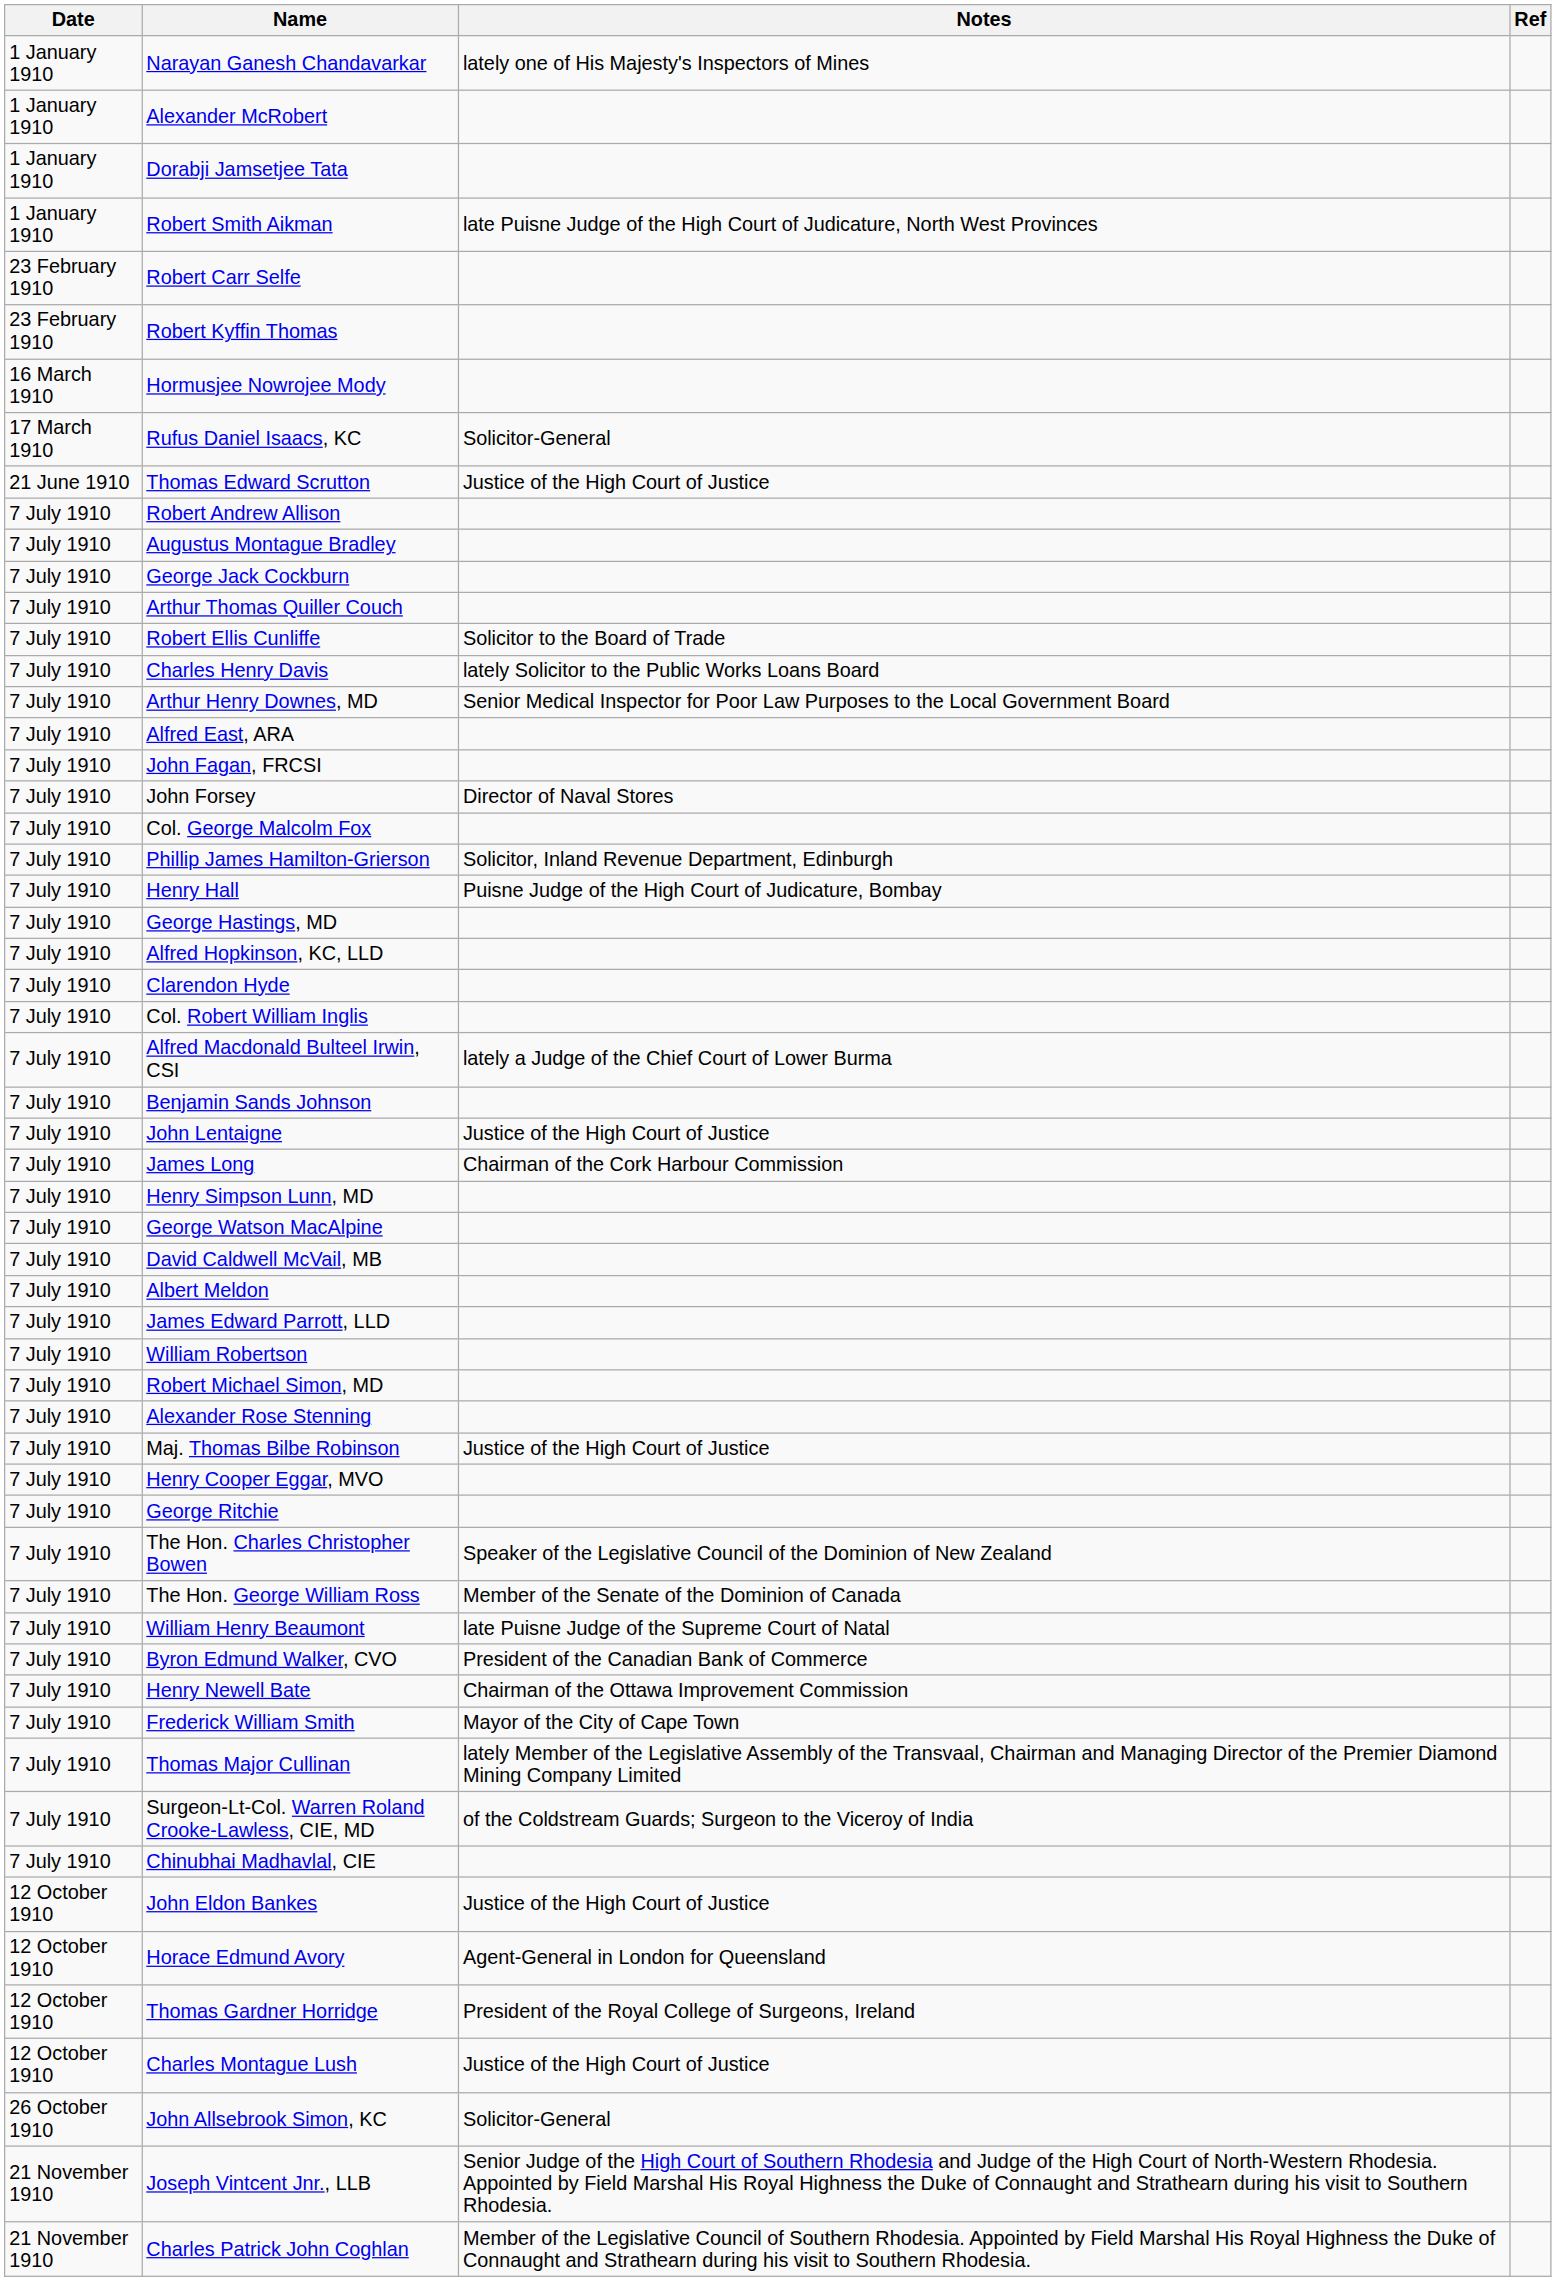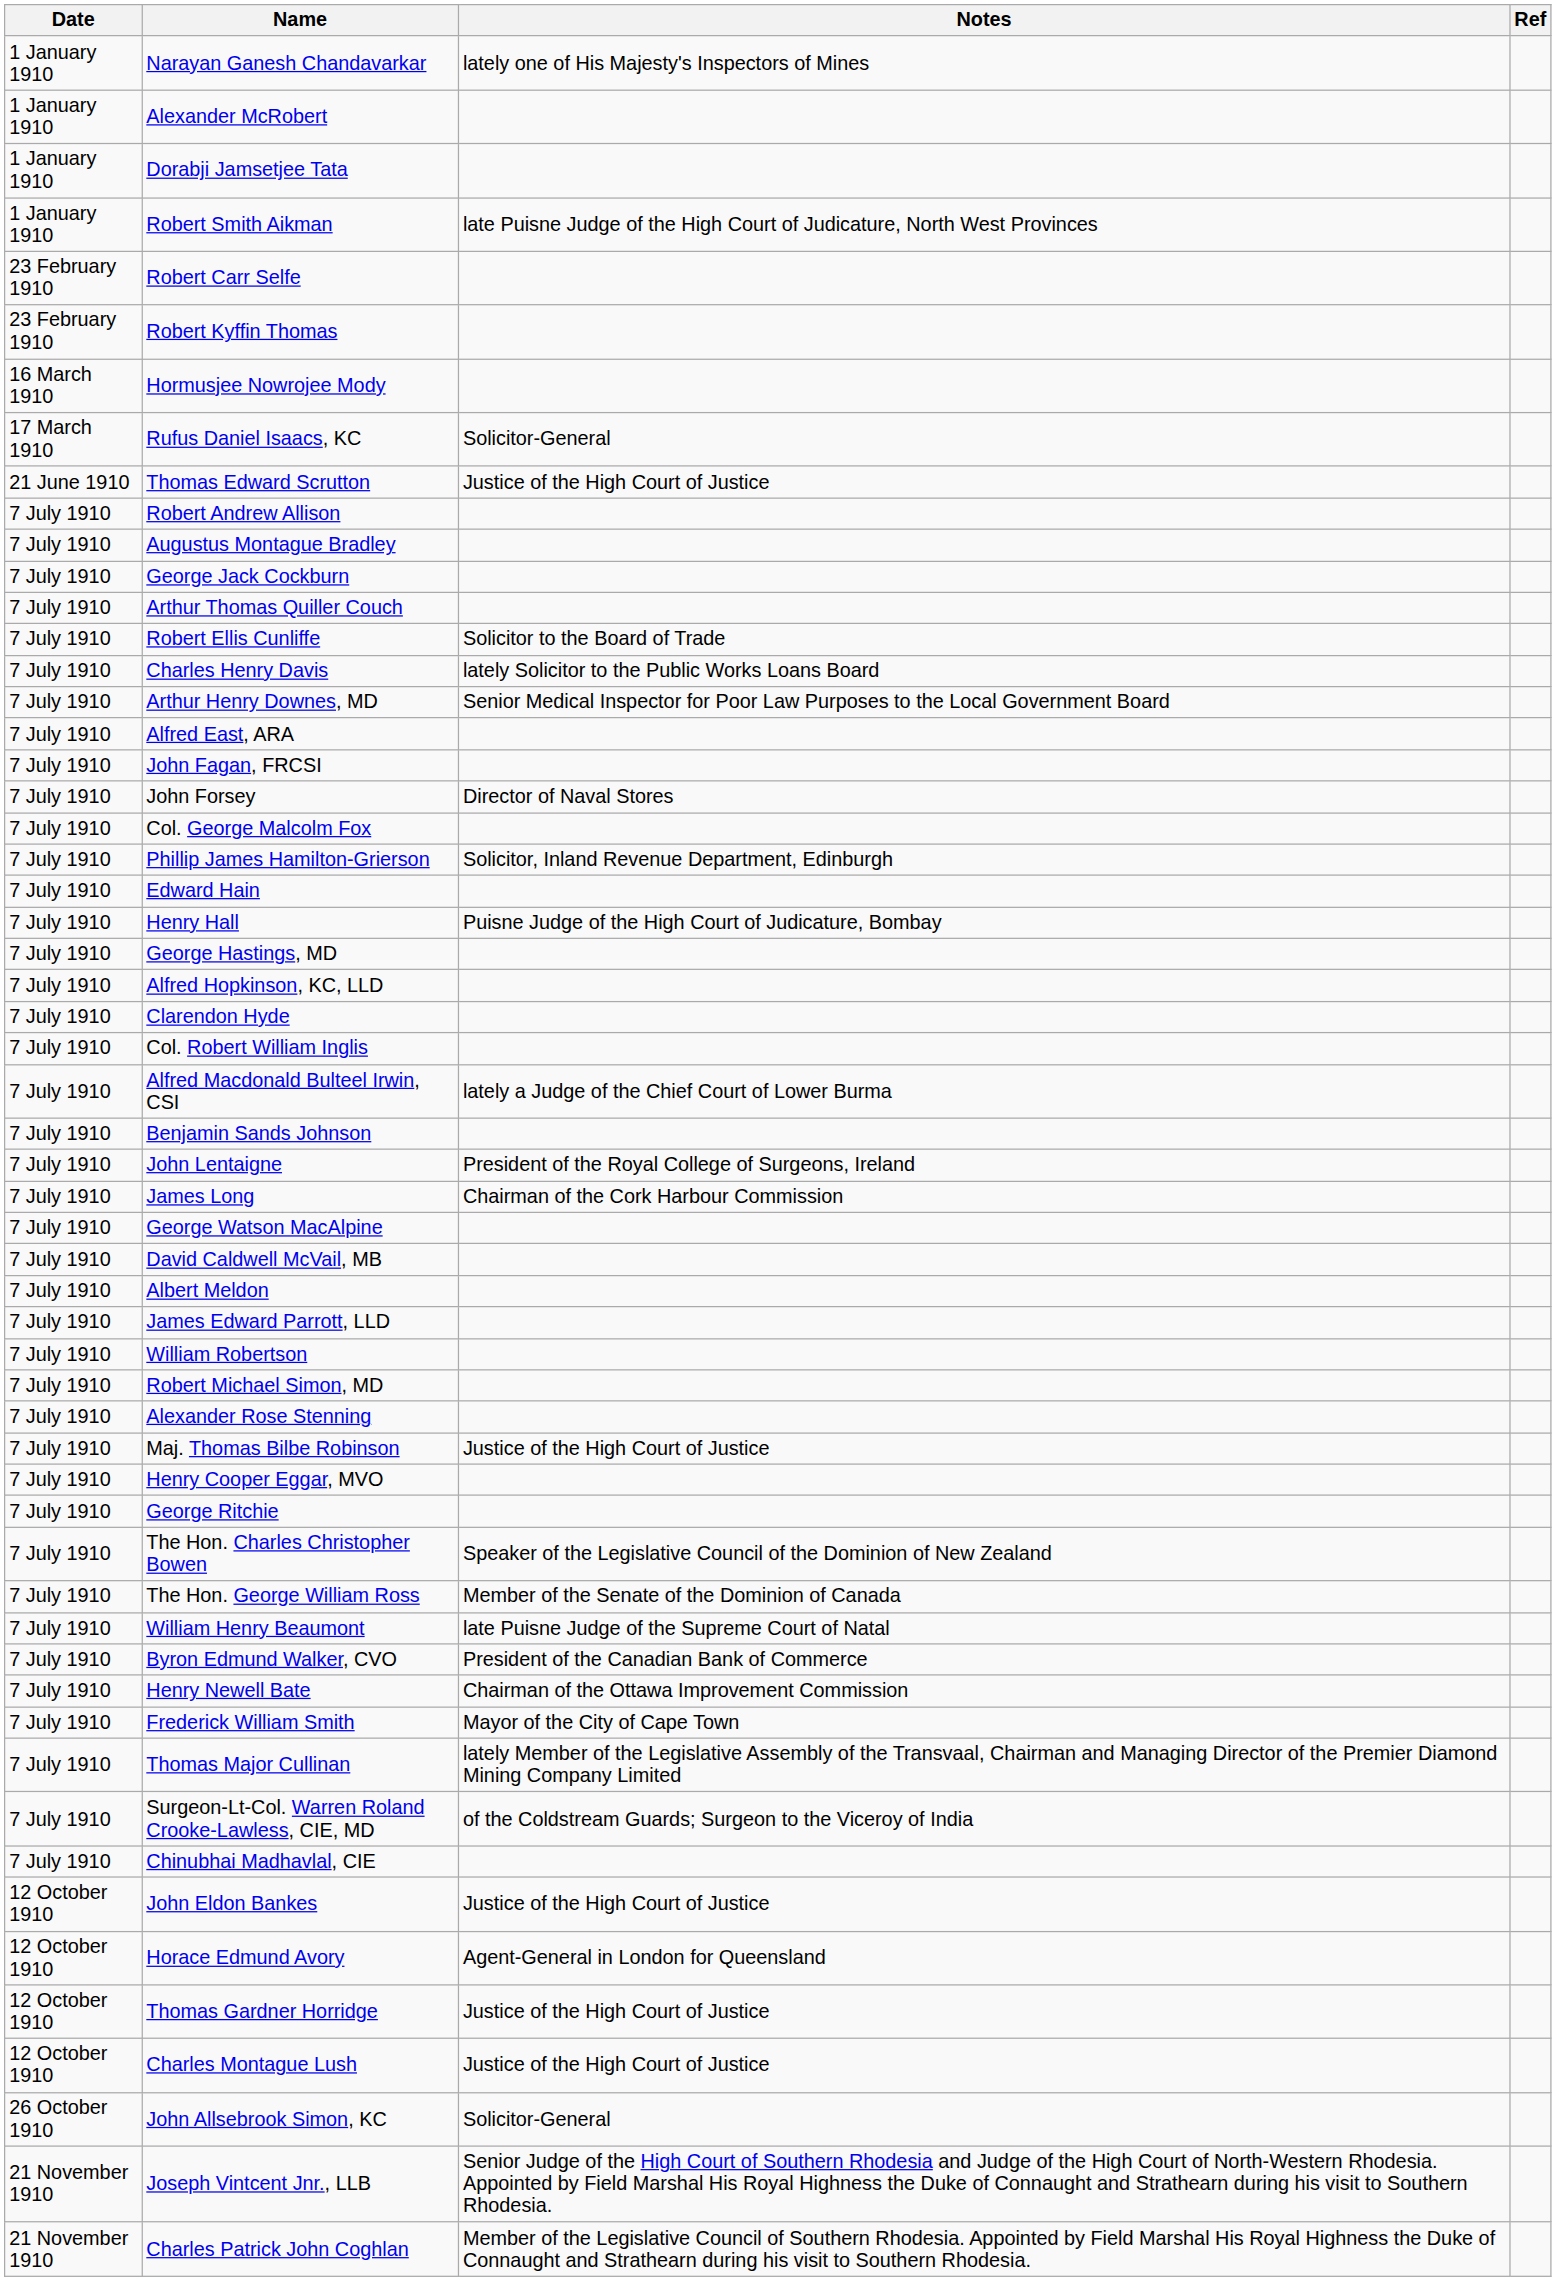+ row: (203, 891)
(616, 1133) Justice of the High Court of Justice -> (689, 1165) President of the Royal College of Surgeons, Ireland
- row: (260, 1196)
(689, 2011) President of the Royal College of Surgeons, Ireland -> (616, 2011) Justice of the High Court of Justice
